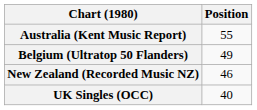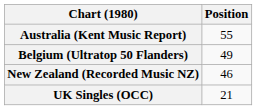(227, 94) 40 -> (227, 94) 21
